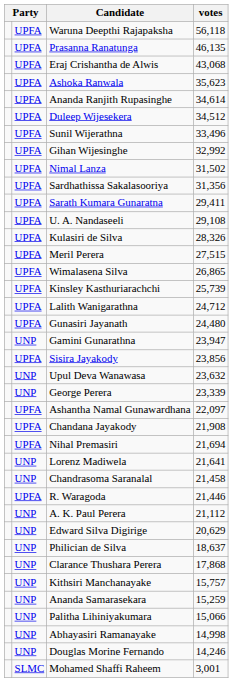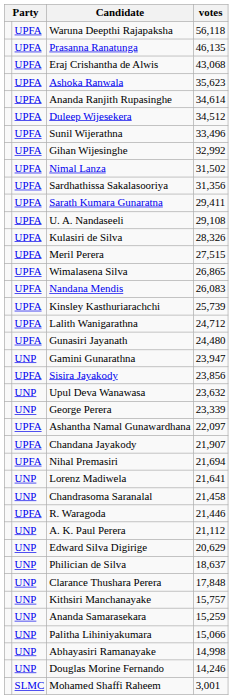+ row: (86, 289)
(211, 427) 21,908 -> (211, 444) 21,907
(211, 565) 17,868 -> (211, 582) 17,848
